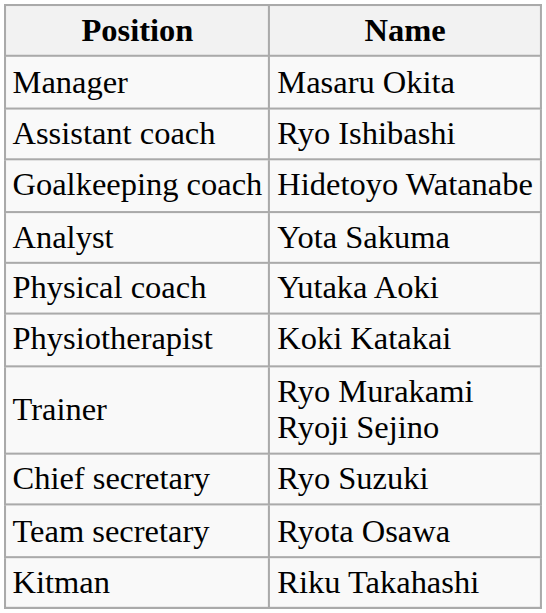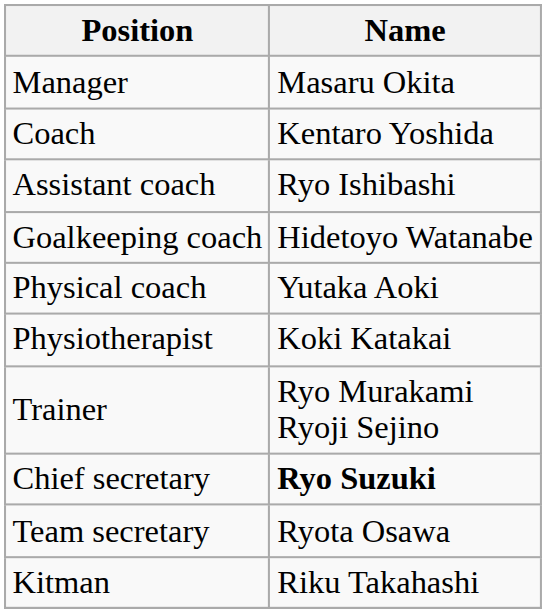+ row: (54, 133)
- row: (63, 236)
(353, 478) normal -> (357, 478) bold
